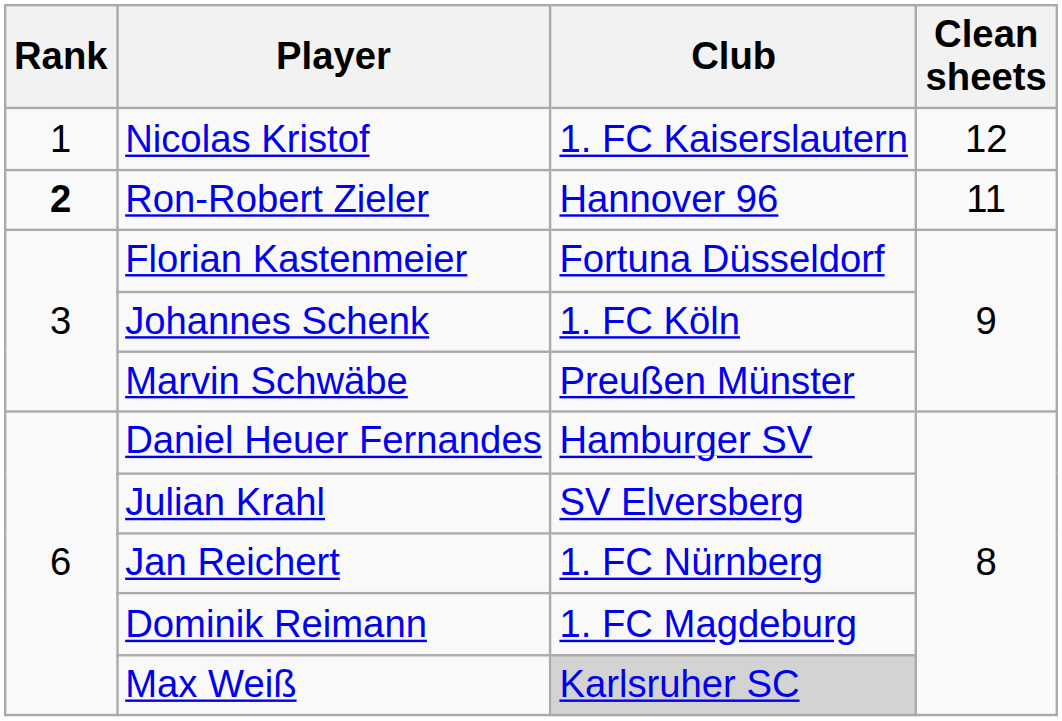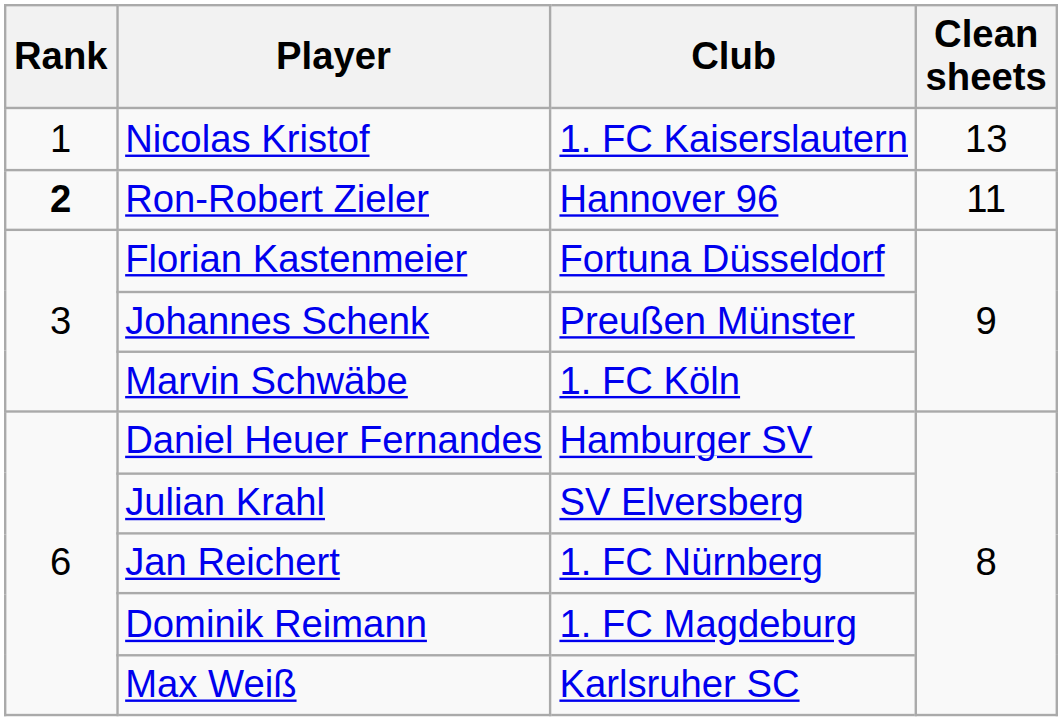(986, 138) 12 -> (986, 138) 13
(650, 320) 1. FC Köln -> (707, 320) Preußen Münster
(707, 381) Preußen Münster -> (650, 381) 1. FC Köln
(679, 684) lightgrey background -> (679, 684) no background
